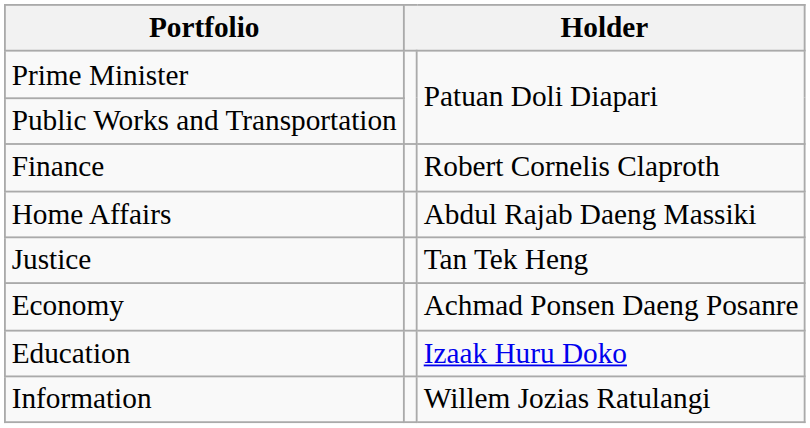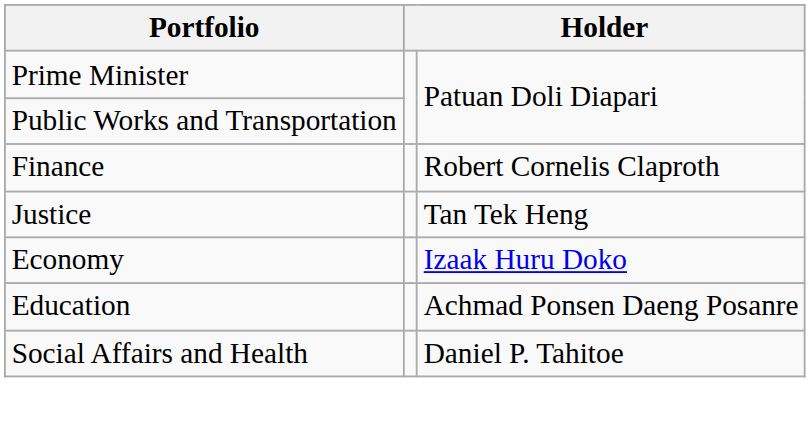- row: (91, 213)
(611, 306) Achmad Ponsen Daeng Posanre -> (525, 259) Izaak Huru Doko
(525, 352) Izaak Huru Doko -> (611, 306) Achmad Ponsen Daeng Posanre
+ row: (160, 352)
- row: (82, 399)
